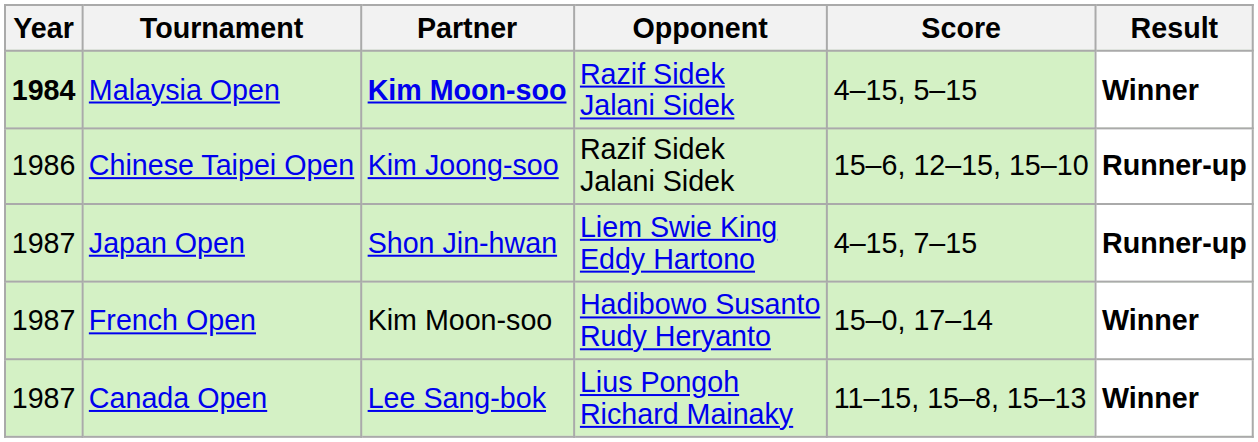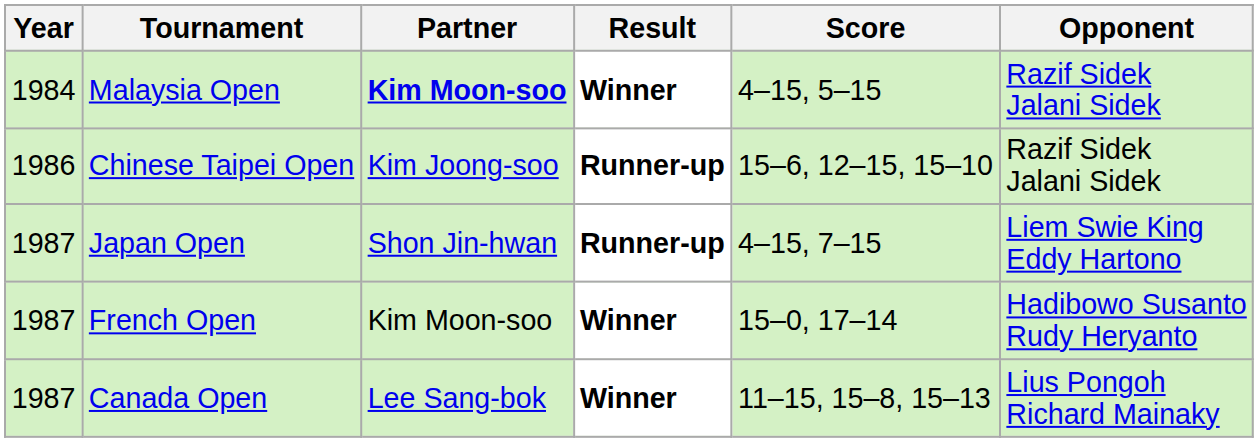columns swapped: (700, 28) <-> (1174, 28)
(44, 89) bold -> (44, 89) normal
